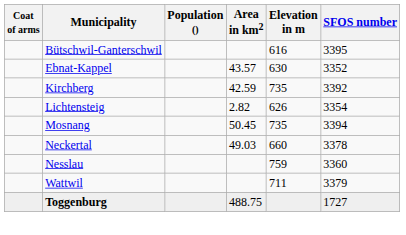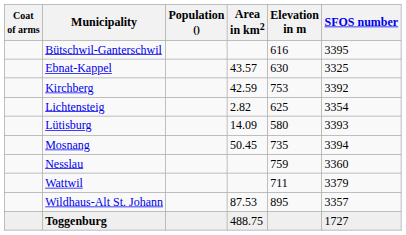(335, 68) 3352 -> (336, 68) 3325
(278, 87) 735 -> (279, 87) 753
(278, 106) 626 -> (279, 106) 625
+ row: (68, 125)
- row: (68, 144)
+ row: (104, 202)
